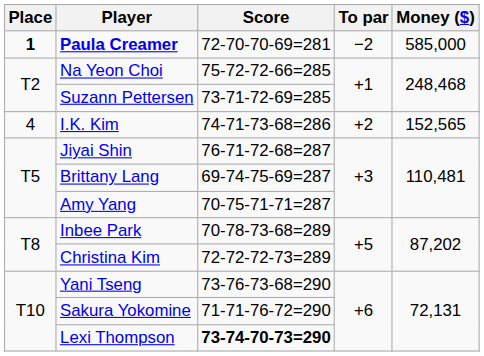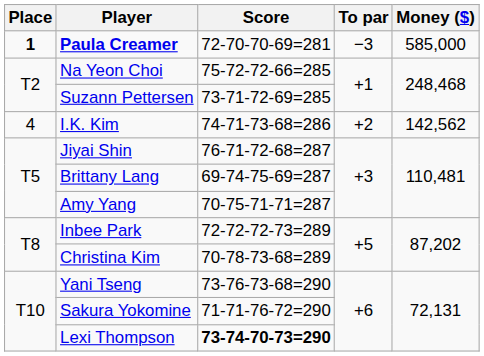(364, 44) −2 -> (364, 44) −3
(436, 124) 152,565 -> (436, 124) 142,562
(266, 230) 70-78-73-68=289 -> (266, 230) 72-72-72-73=289
(266, 257) 72-72-72-73=289 -> (266, 257) 70-78-73-68=289
